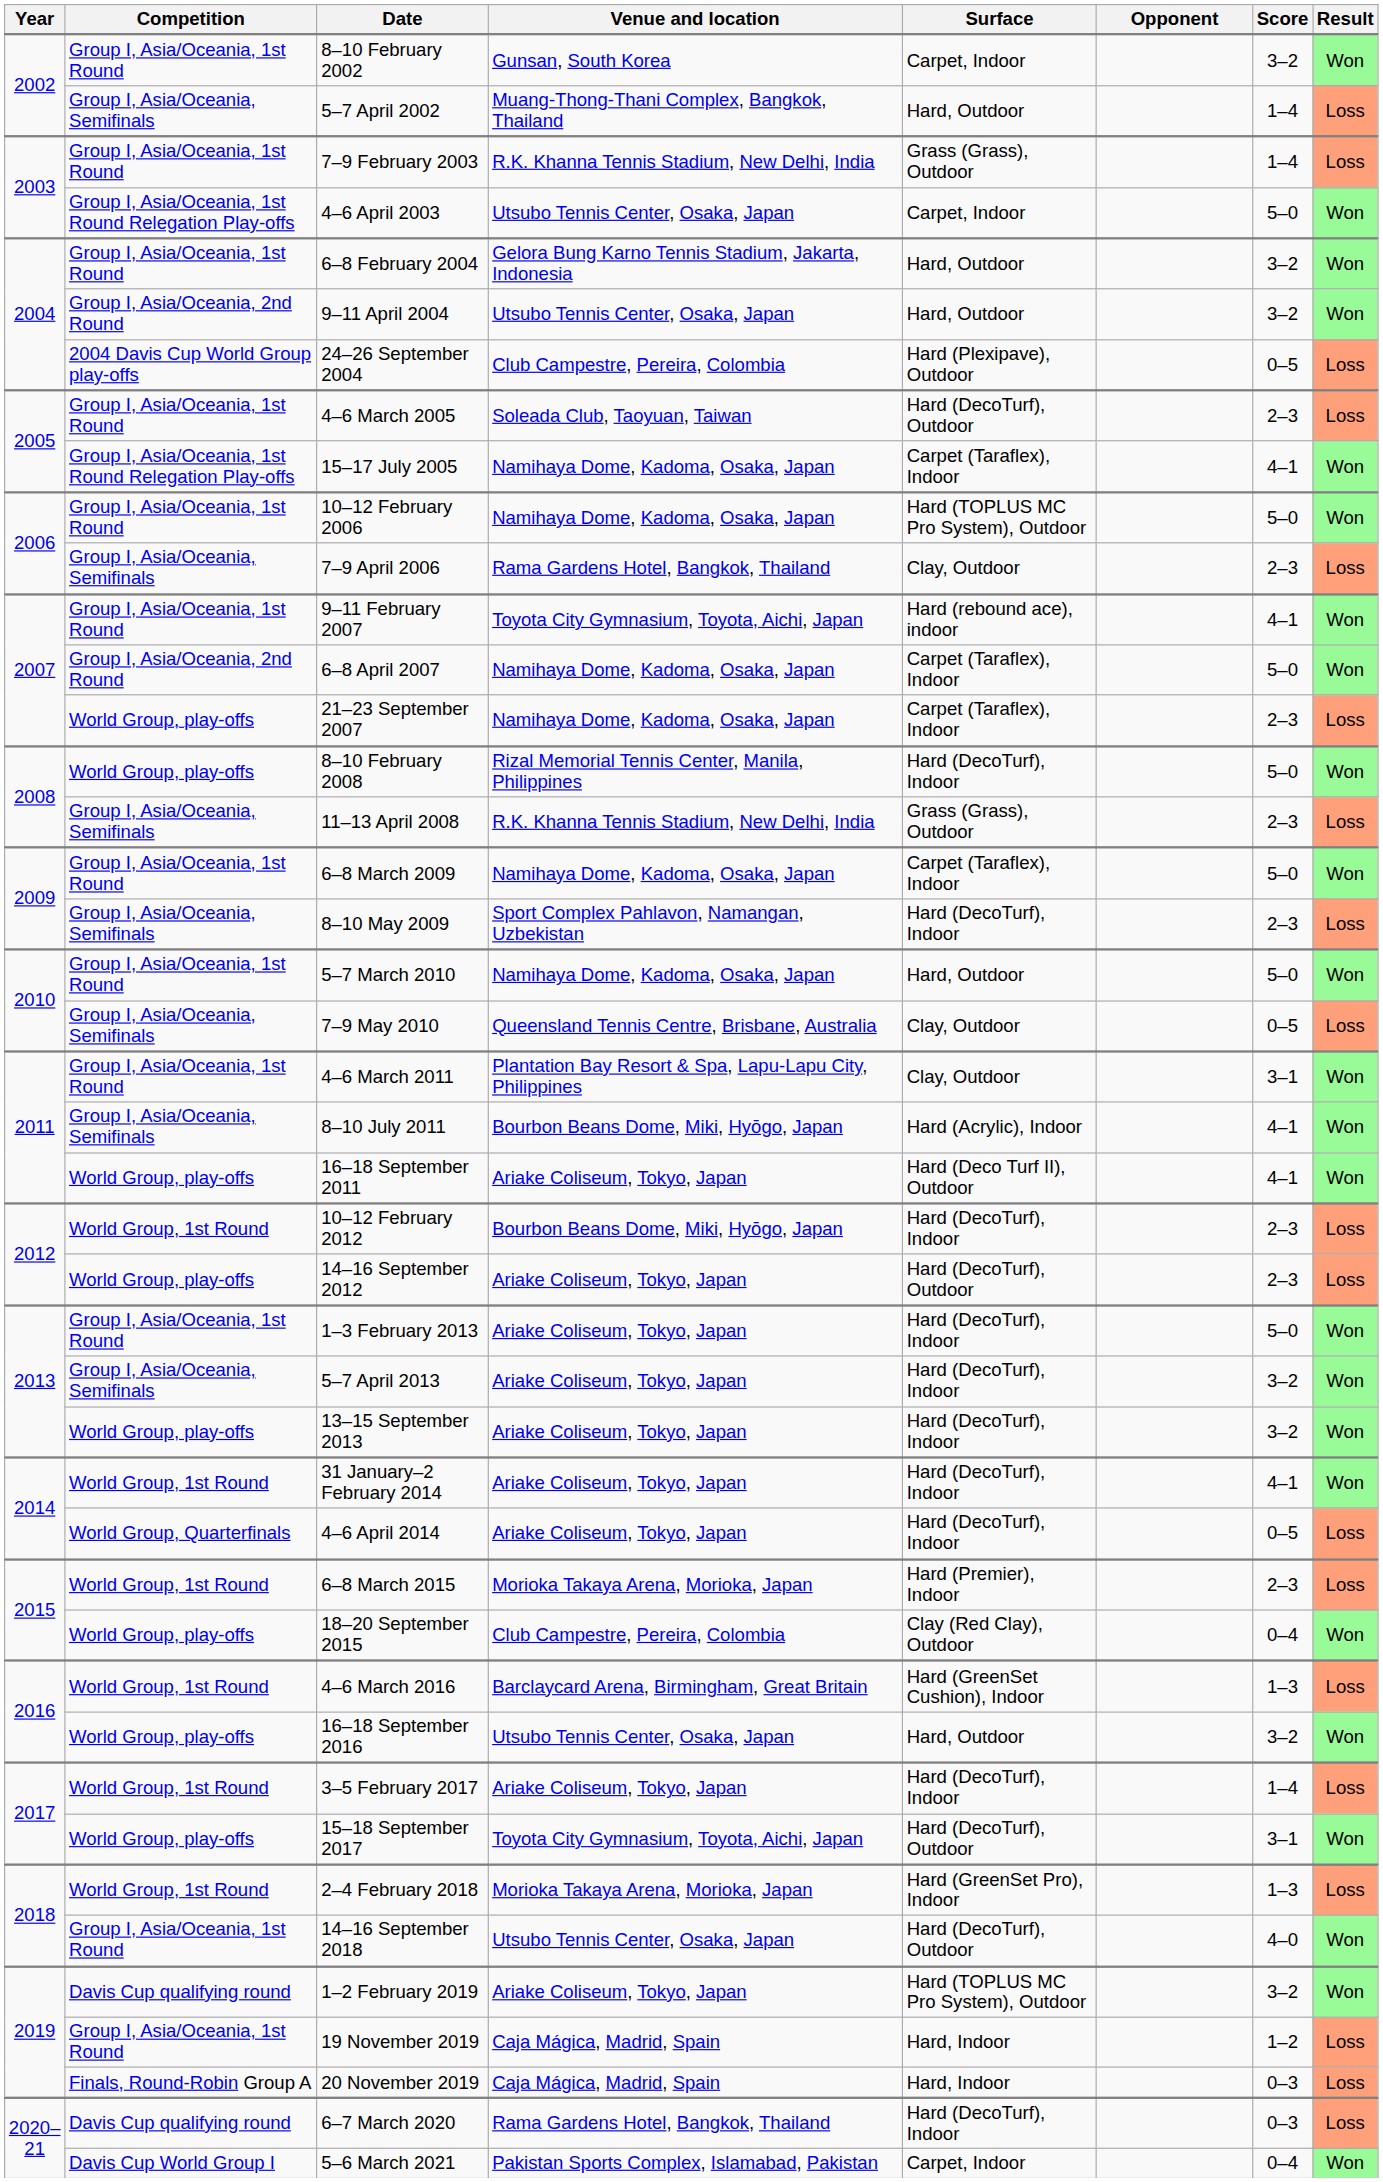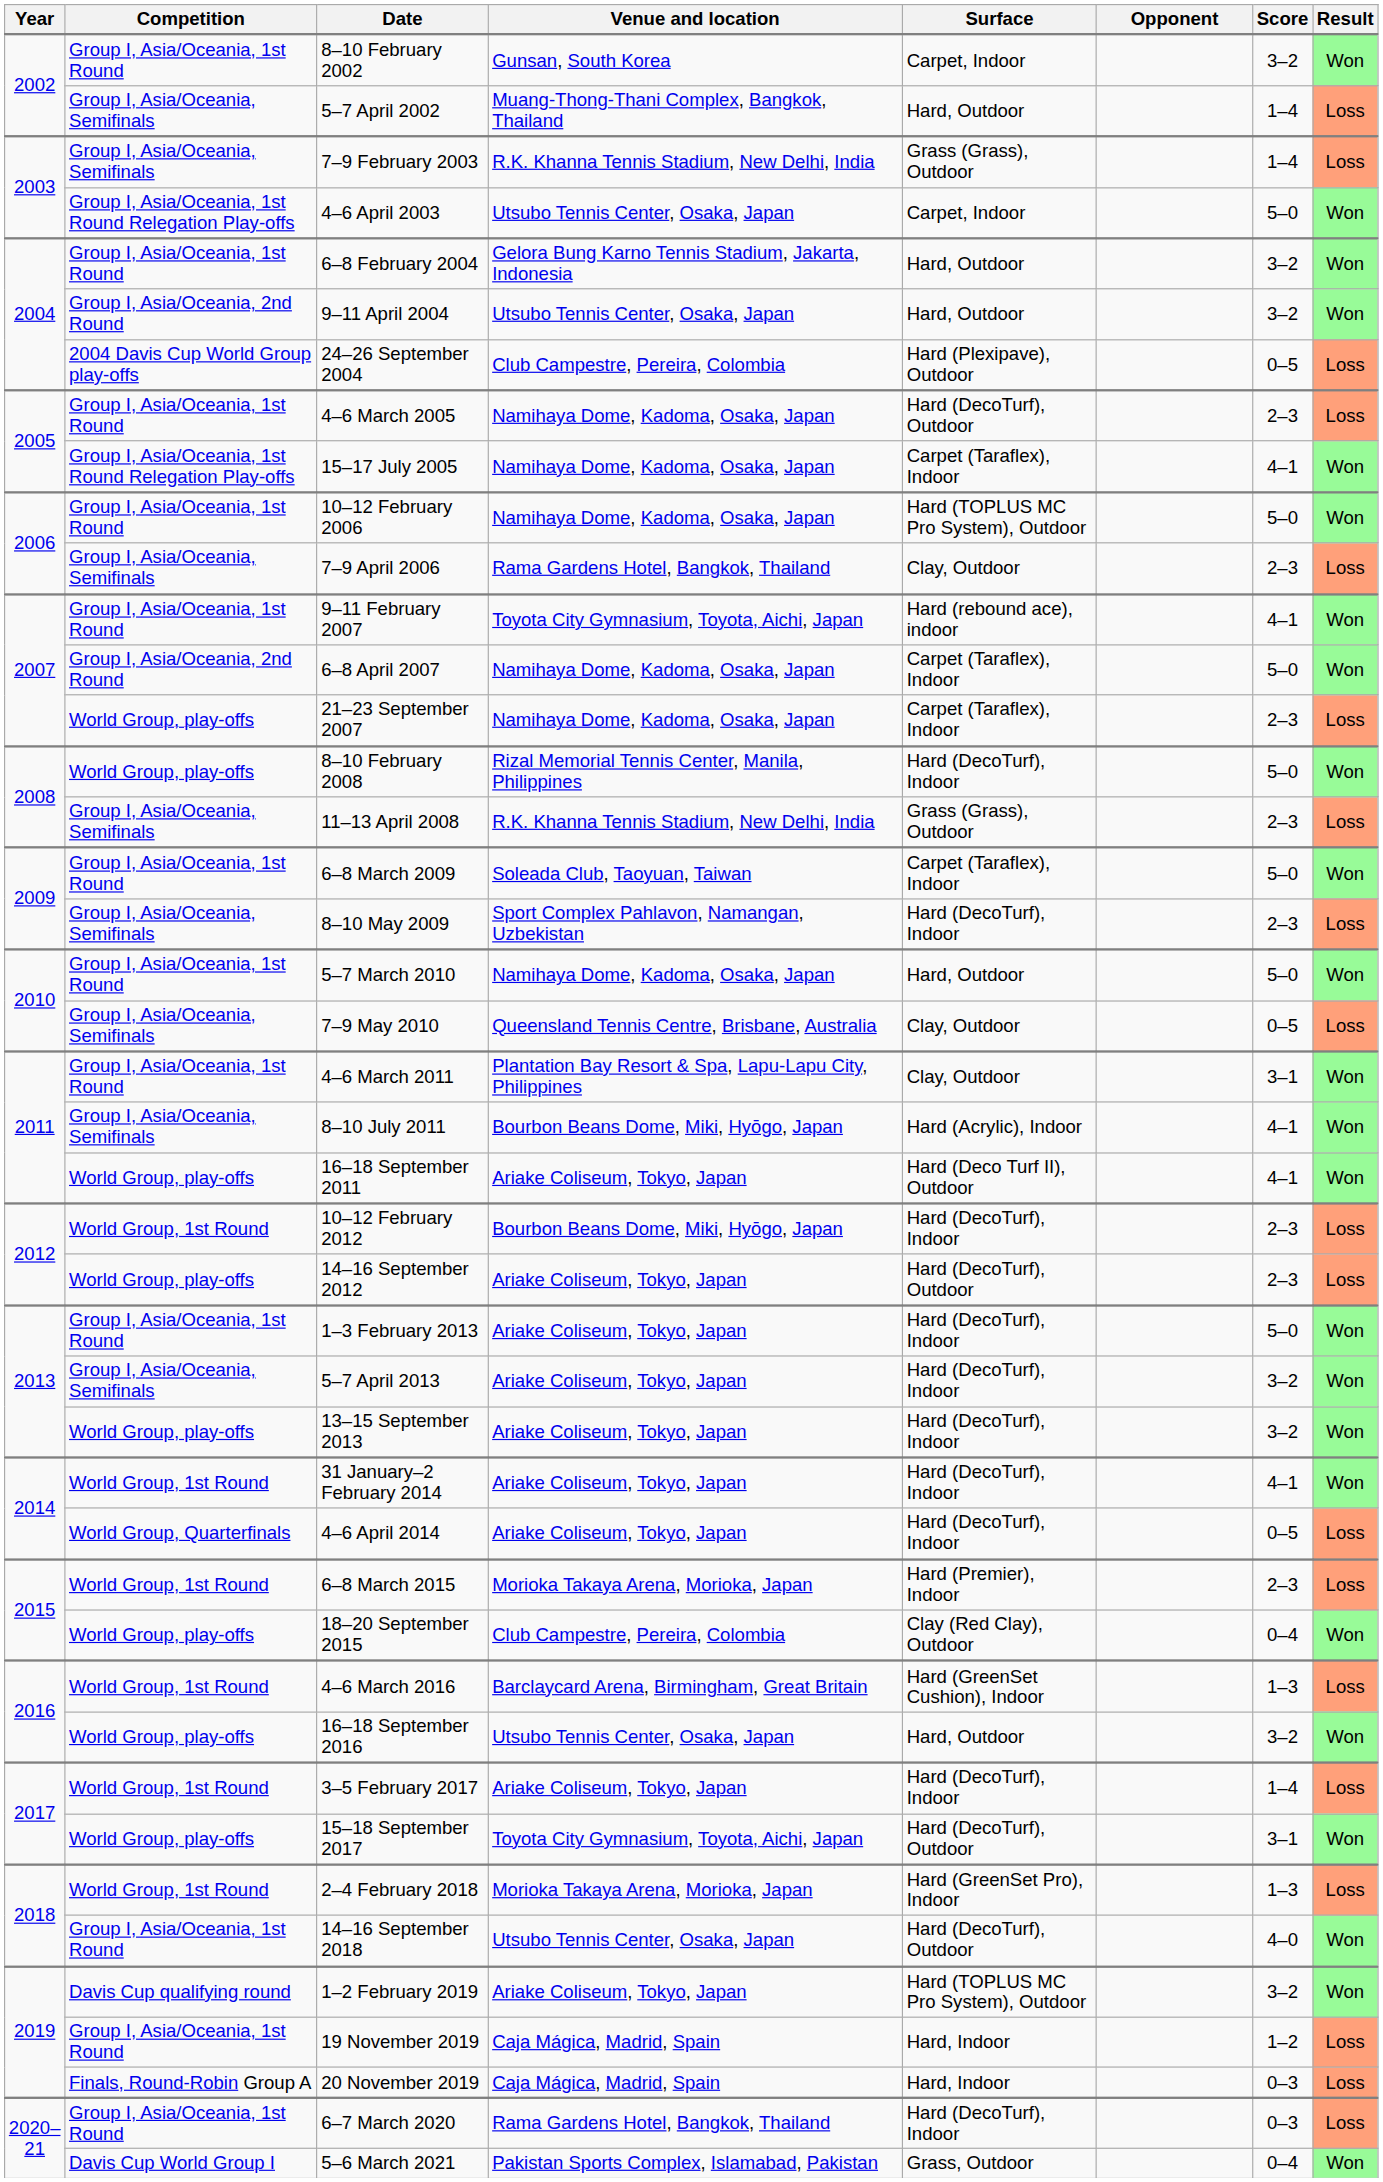(177, 162) Group I, Asia/Oceania, 1st Round -> (162, 162) Group I, Asia/Oceania, Semifinals
(622, 415) Soleada Club, Taoyuan, Taiwan -> (663, 415) Namihaya Dome, Kadoma, Osaka, Japan
(663, 873) Namihaya Dome, Kadoma, Osaka, Japan -> (622, 873) Soleada Club, Taoyuan, Taiwan
(180, 2123) Davis Cup qualifying round -> (177, 2123) Group I, Asia/Oceania, 1st Round
(966, 2163) Carpet, Indoor -> (970, 2163) Grass, Outdoor
